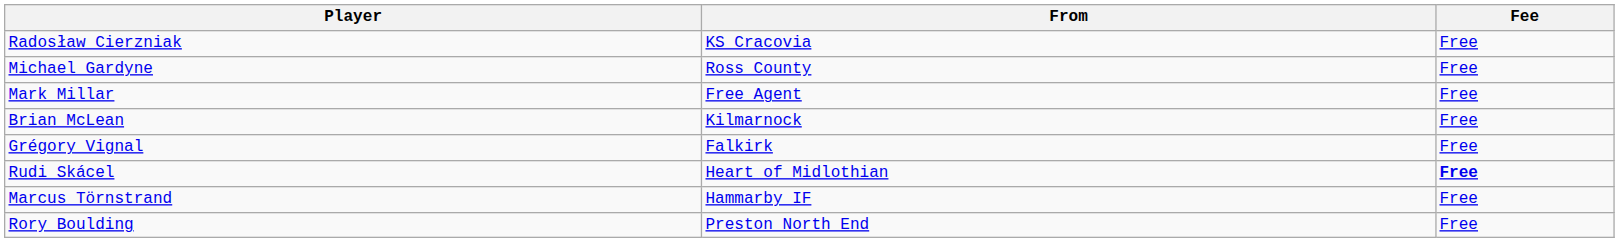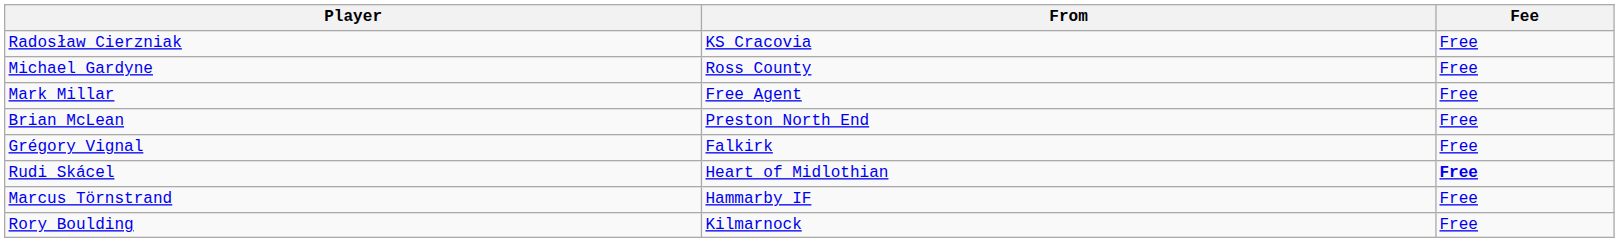(754, 122) Kilmarnock -> (787, 122) Preston North End
(787, 225) Preston North End -> (754, 225) Kilmarnock
